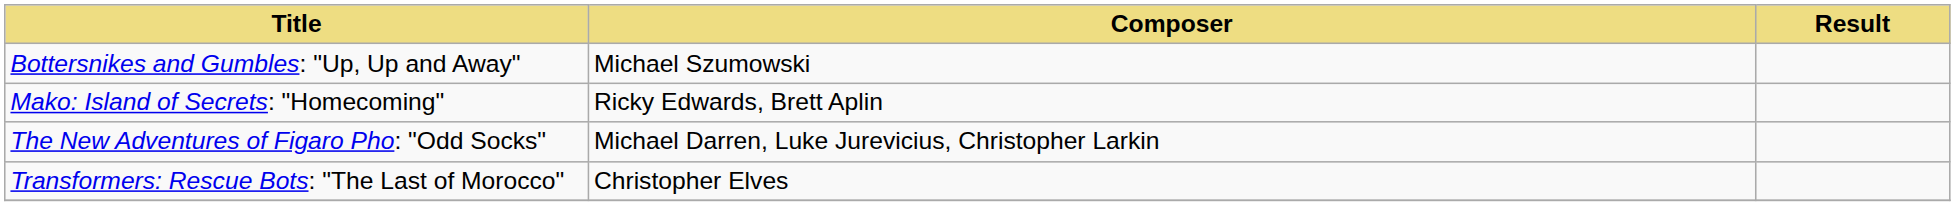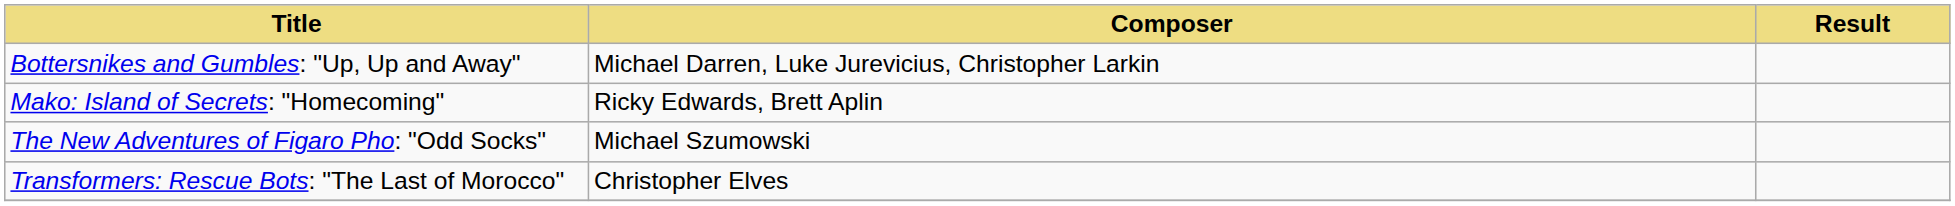(702, 63) Michael Szumowski -> (877, 63) Michael Darren, Luke Jurevicius, Christopher Larkin
(877, 141) Michael Darren, Luke Jurevicius, Christopher Larkin -> (702, 141) Michael Szumowski
